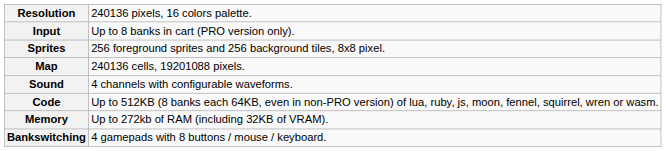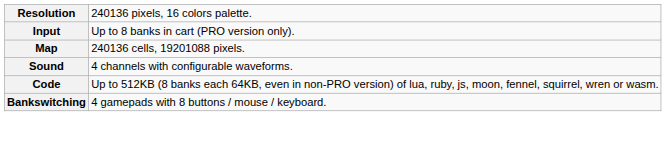- row: (46, 48)
- row: (46, 119)
